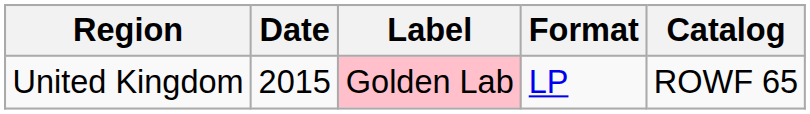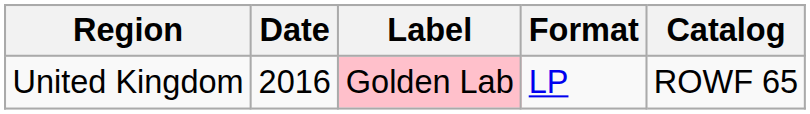(295, 81) 2015 -> (295, 81) 2016
